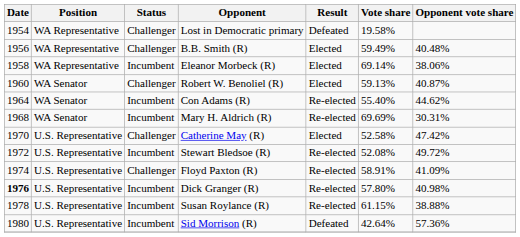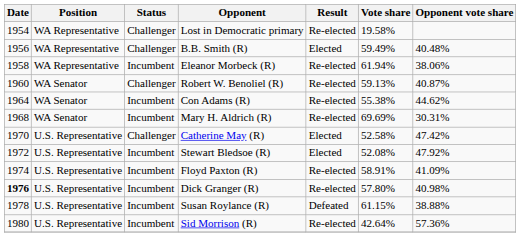(329, 30) Defeated -> (332, 30) Re-elected
(325, 65) Elected -> (332, 65) Re-elected
(378, 65) 69.14% -> (378, 65) 61.94%
(325, 83) Elected -> (332, 83) Re-elected
(378, 100) 55.40% -> (378, 100) 55.38%
(332, 153) Re-elected -> (325, 153) Elected
(432, 153) 49.72% -> (432, 153) 47.92%
(151, 170) Challenger -> (151, 170) Incumbent
(332, 205) Re-elected -> (329, 205) Defeated
(329, 223) Defeated -> (332, 223) Re-elected
